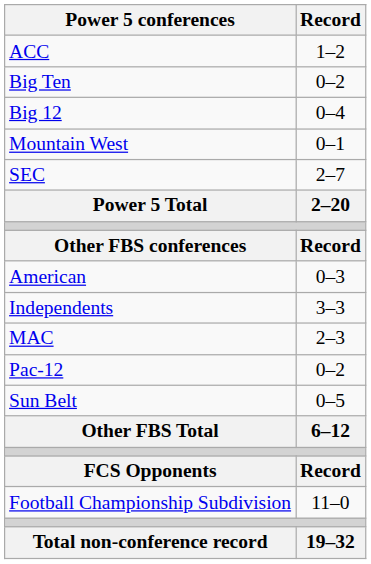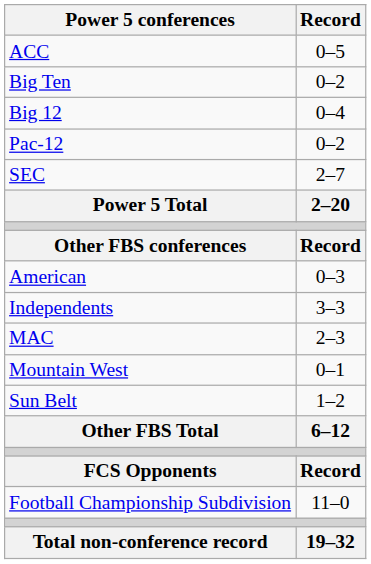(330, 50) 1–2 -> (330, 50) 0–5
rows swapped: (36, 369) <-> (69, 143)
(330, 400) 0–5 -> (330, 400) 1–2
